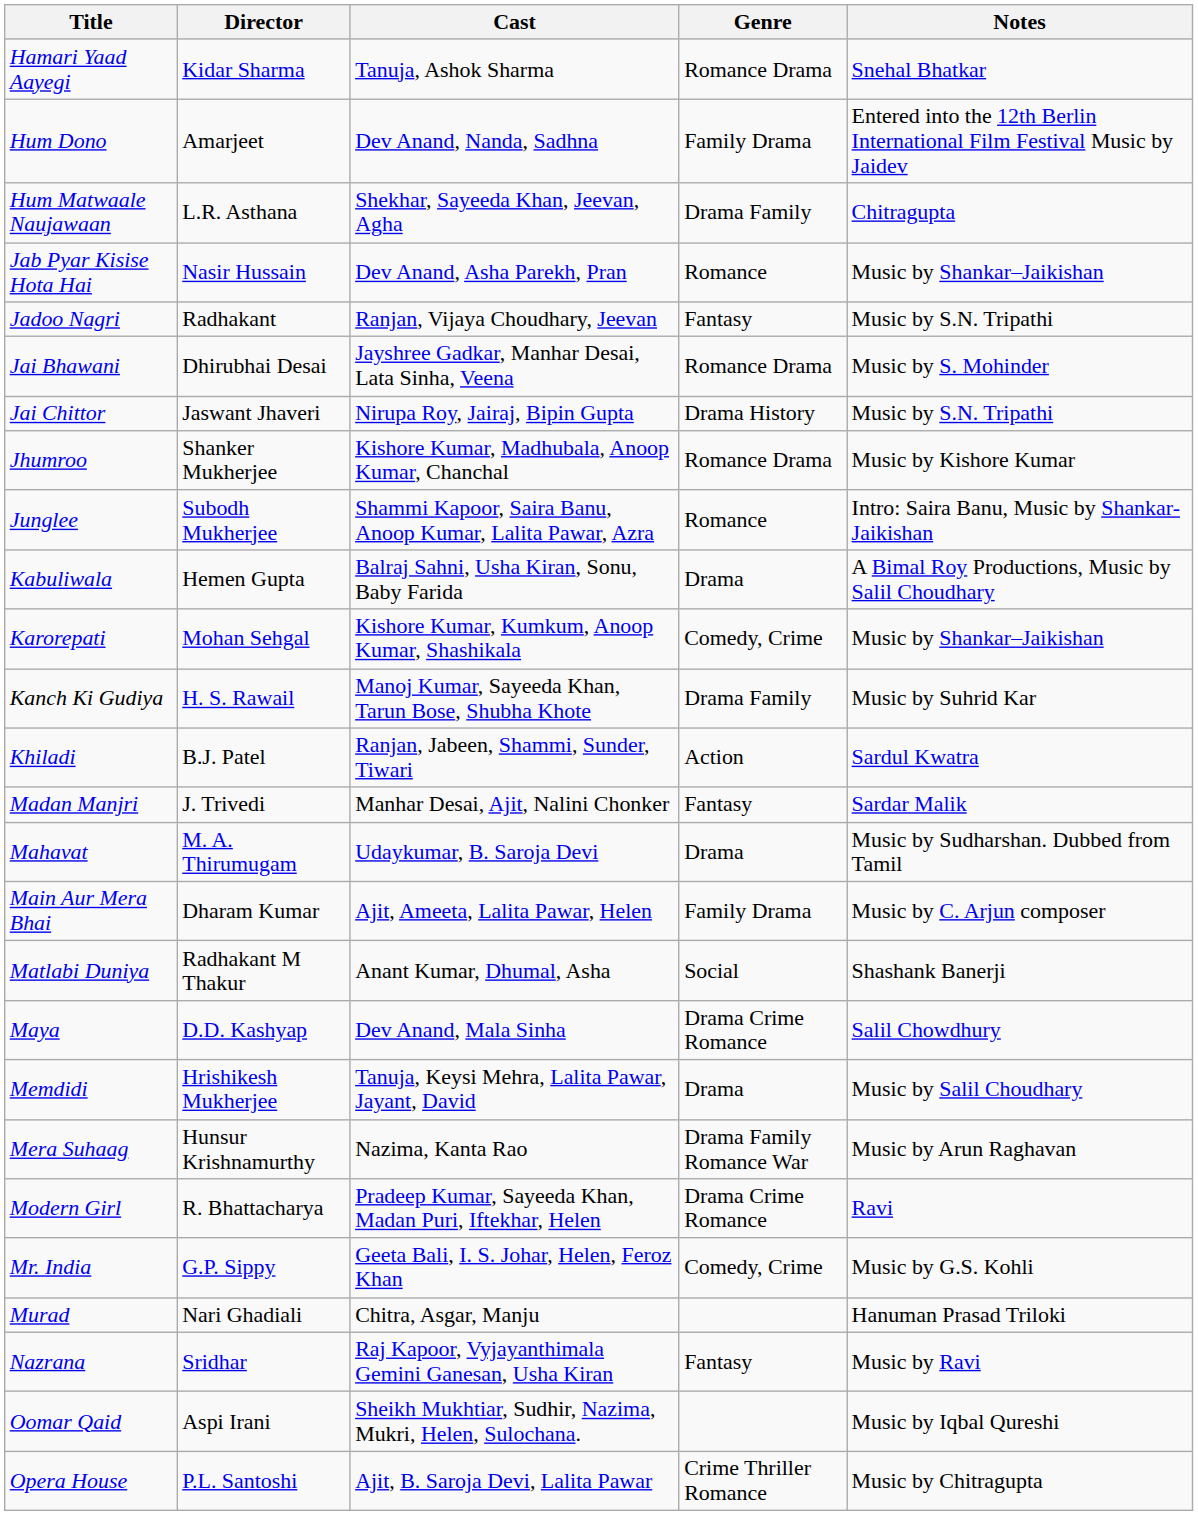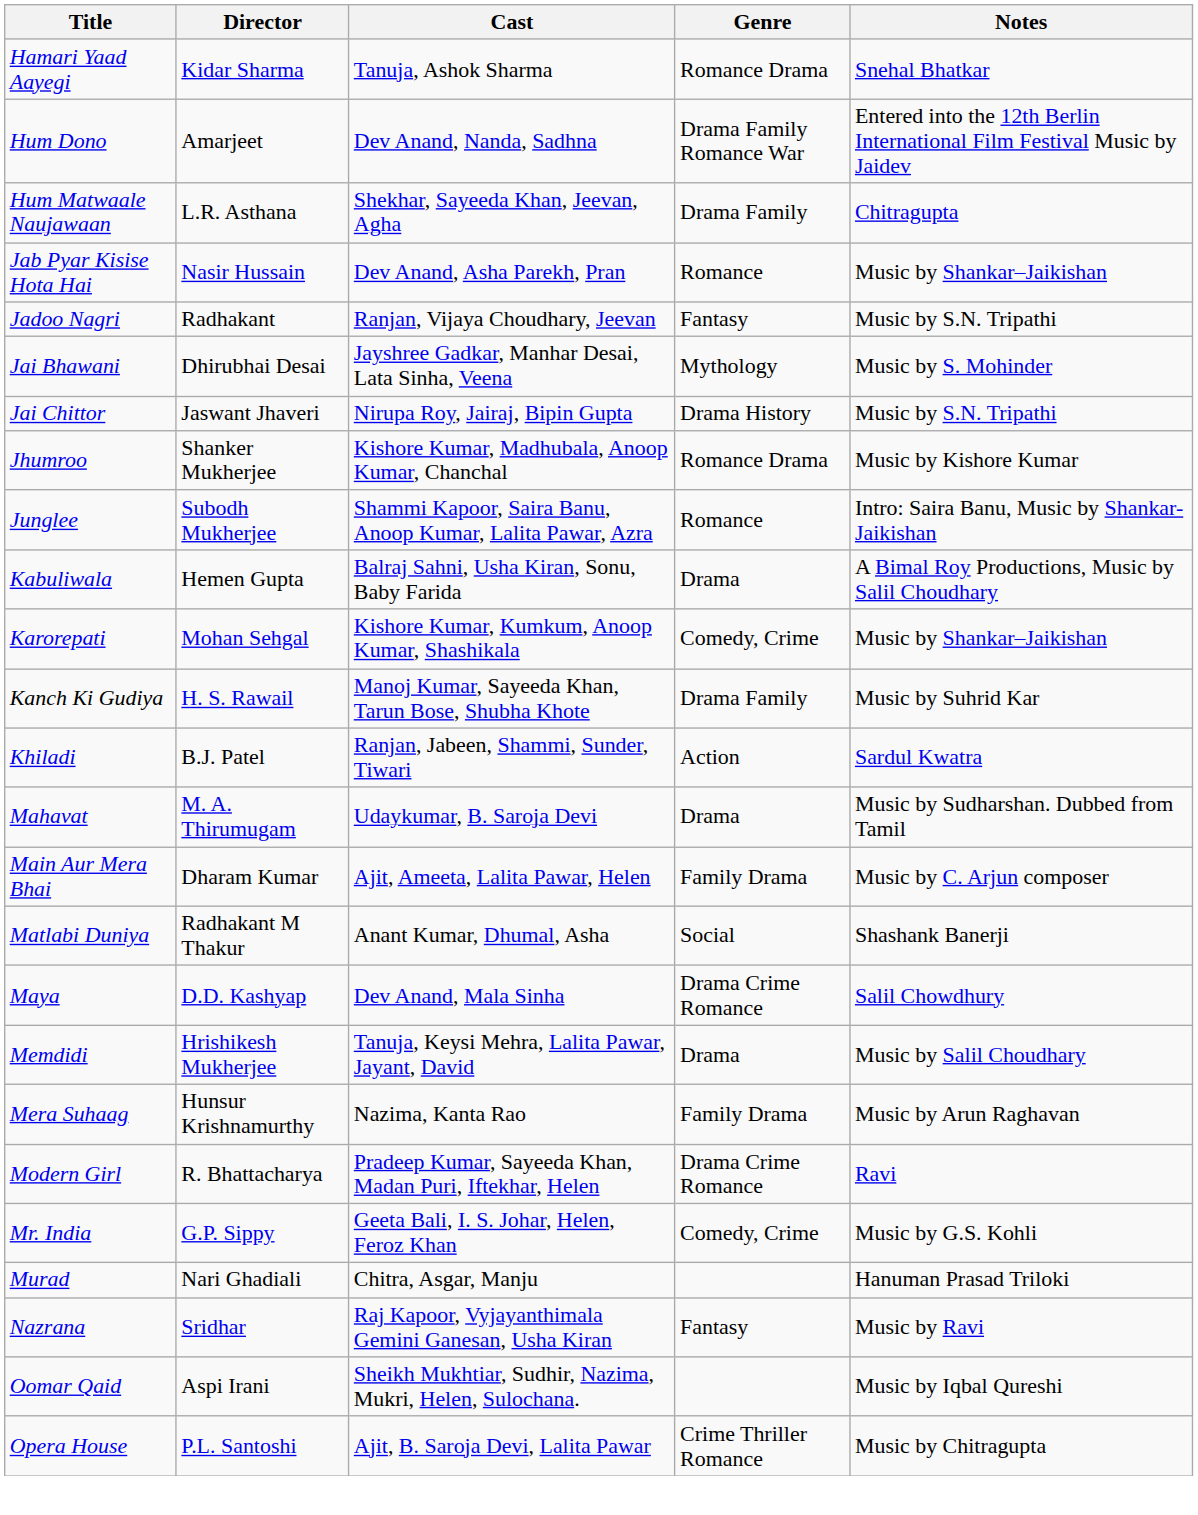(748, 140) Family Drama -> (744, 140) Drama Family Romance War
(758, 366) Romance Drama -> (729, 366) Mythology
- row: (74, 804)
(748, 1148) Drama Family Romance War -> (744, 1113) Family Drama
